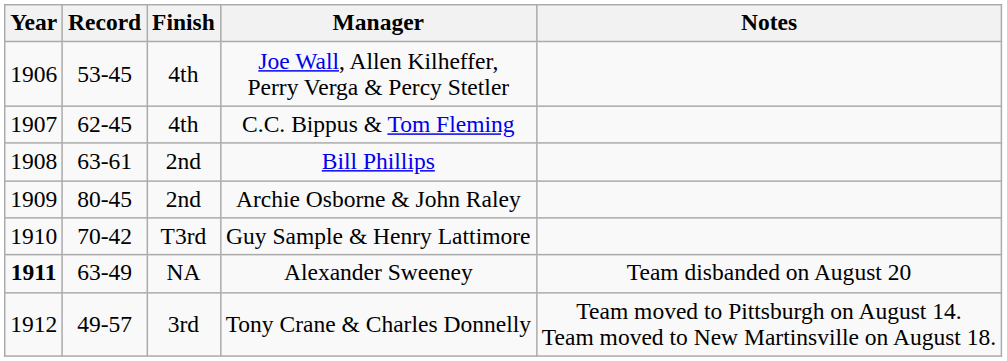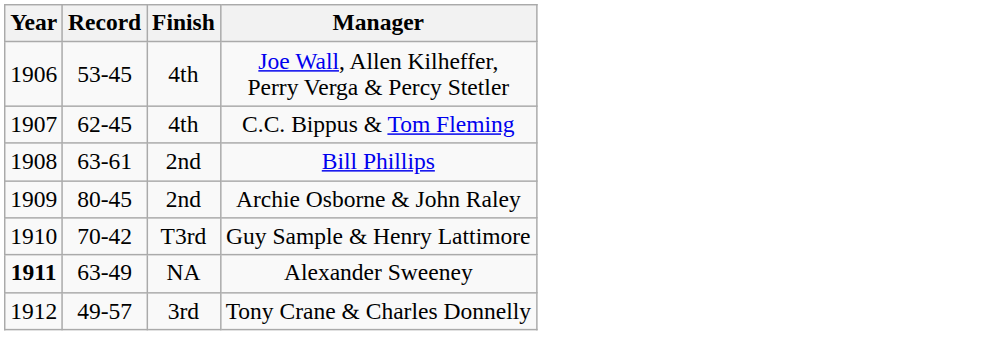- column: (769, 23)
